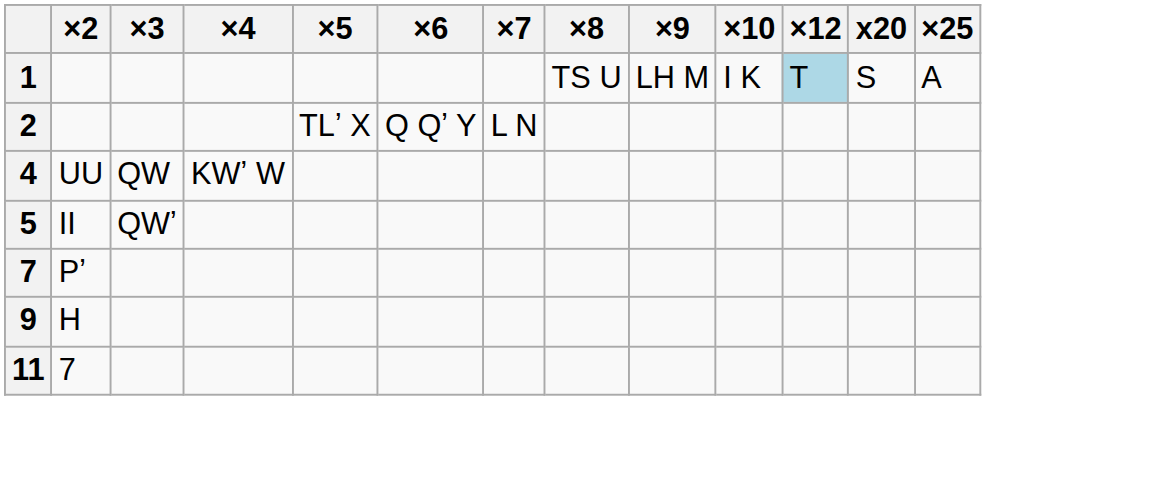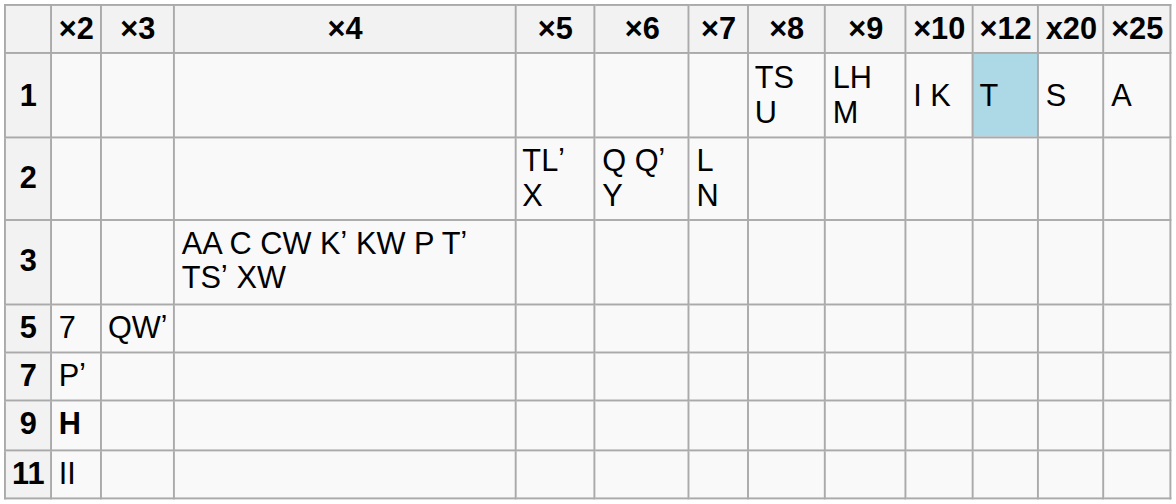+ row: (28, 261)
- row: (28, 175)
(67, 223) II -> (67, 327) 7
(70, 321) normal -> (70, 424) bold
(67, 369) 7 -> (67, 473) II
